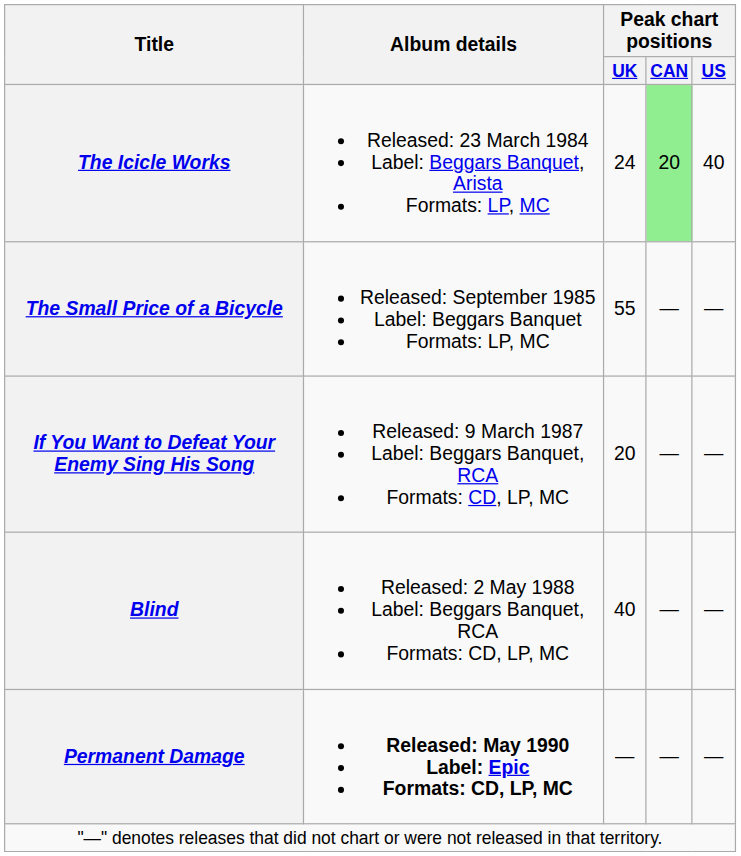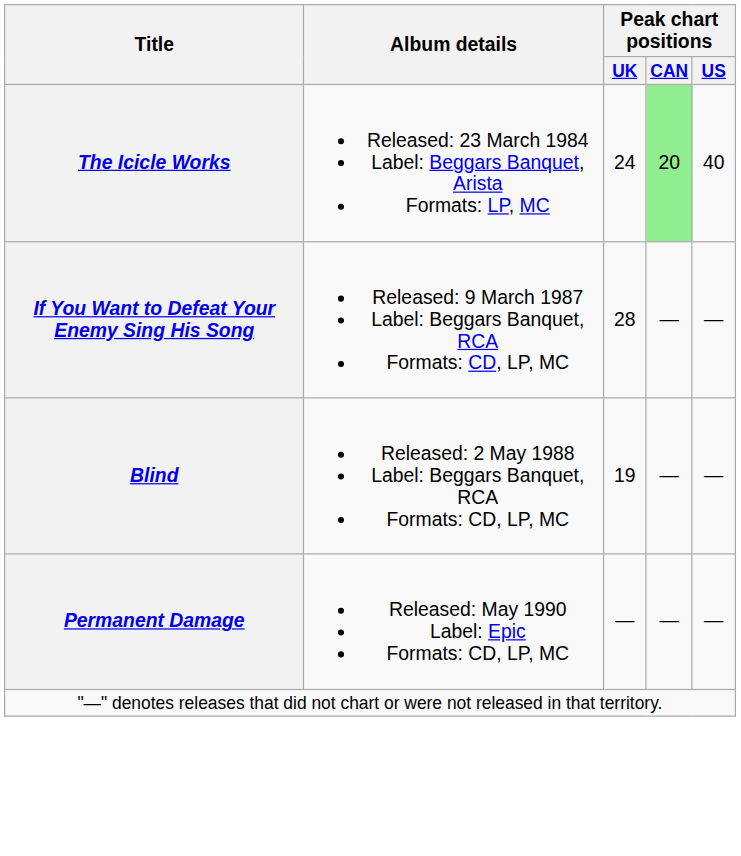- row: (154, 308)
(625, 454) 20 -> (625, 319) 28
(625, 610) 40 -> (625, 475) 19
(454, 767) bold -> (454, 633) normal
